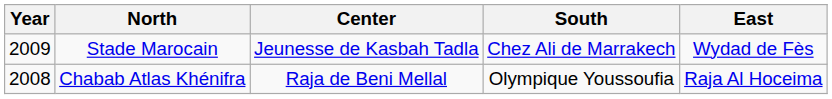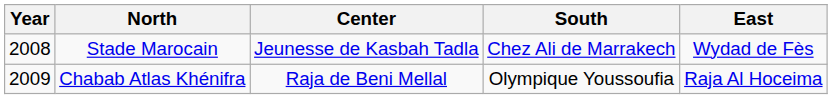(30, 49) 2009 -> (30, 49) 2008
(30, 78) 2008 -> (30, 78) 2009
